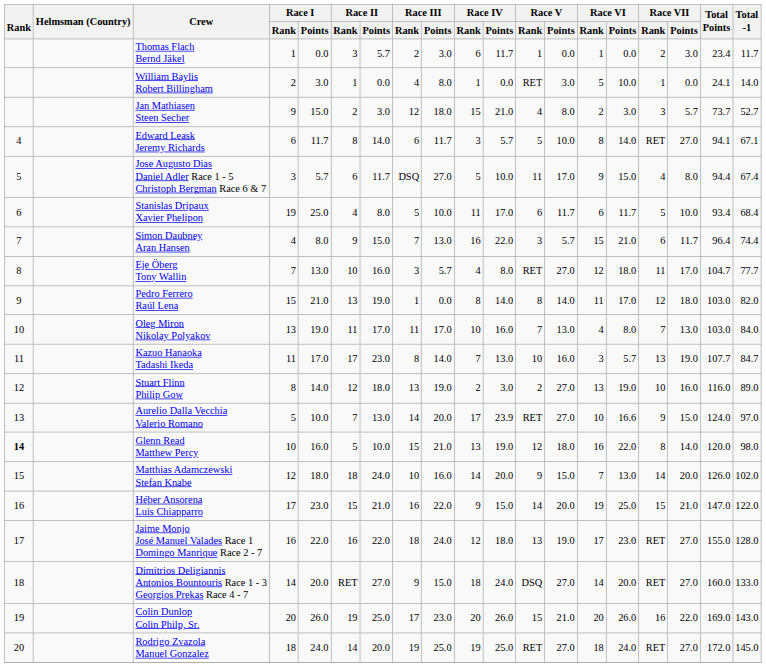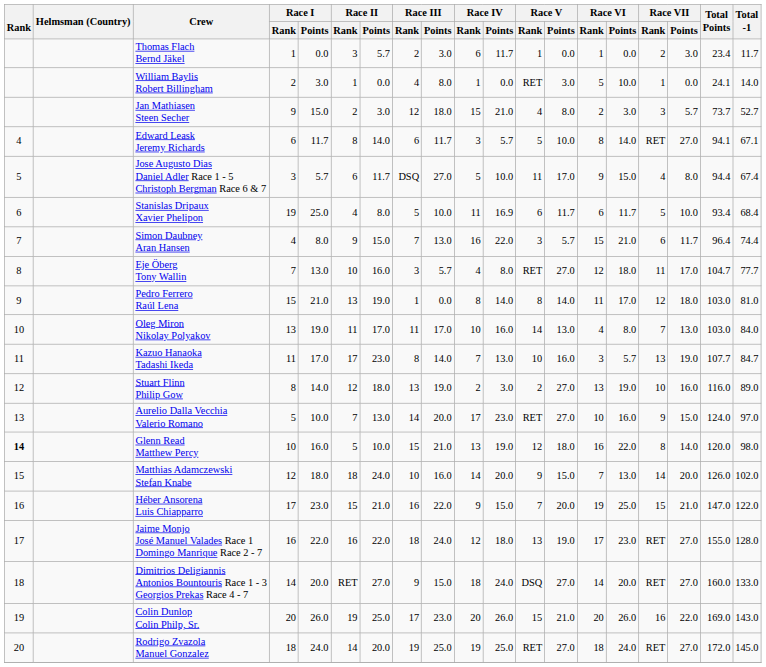(504, 212) 17.0 -> (504, 212) 16.9
(749, 300) 82.0 -> (749, 300) 81.0
(540, 330) 7 -> (537, 330) 14
(504, 418) 23.9 -> (504, 418) 23.0
(627, 418) 16.6 -> (627, 418) 16.0
(537, 506) 14 -> (540, 506) 7
